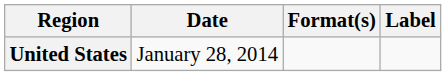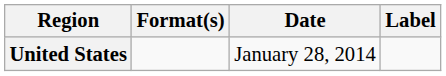columns swapped: (207, 20) <-> (332, 20)
